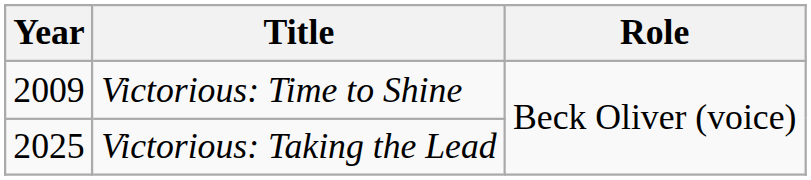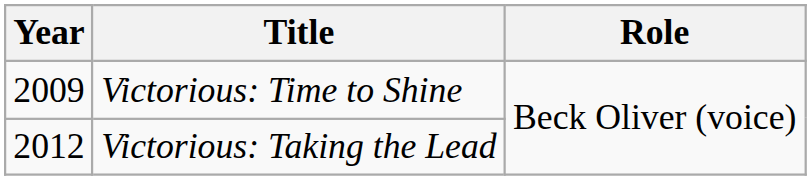(49, 145) 2025 -> (49, 145) 2012
